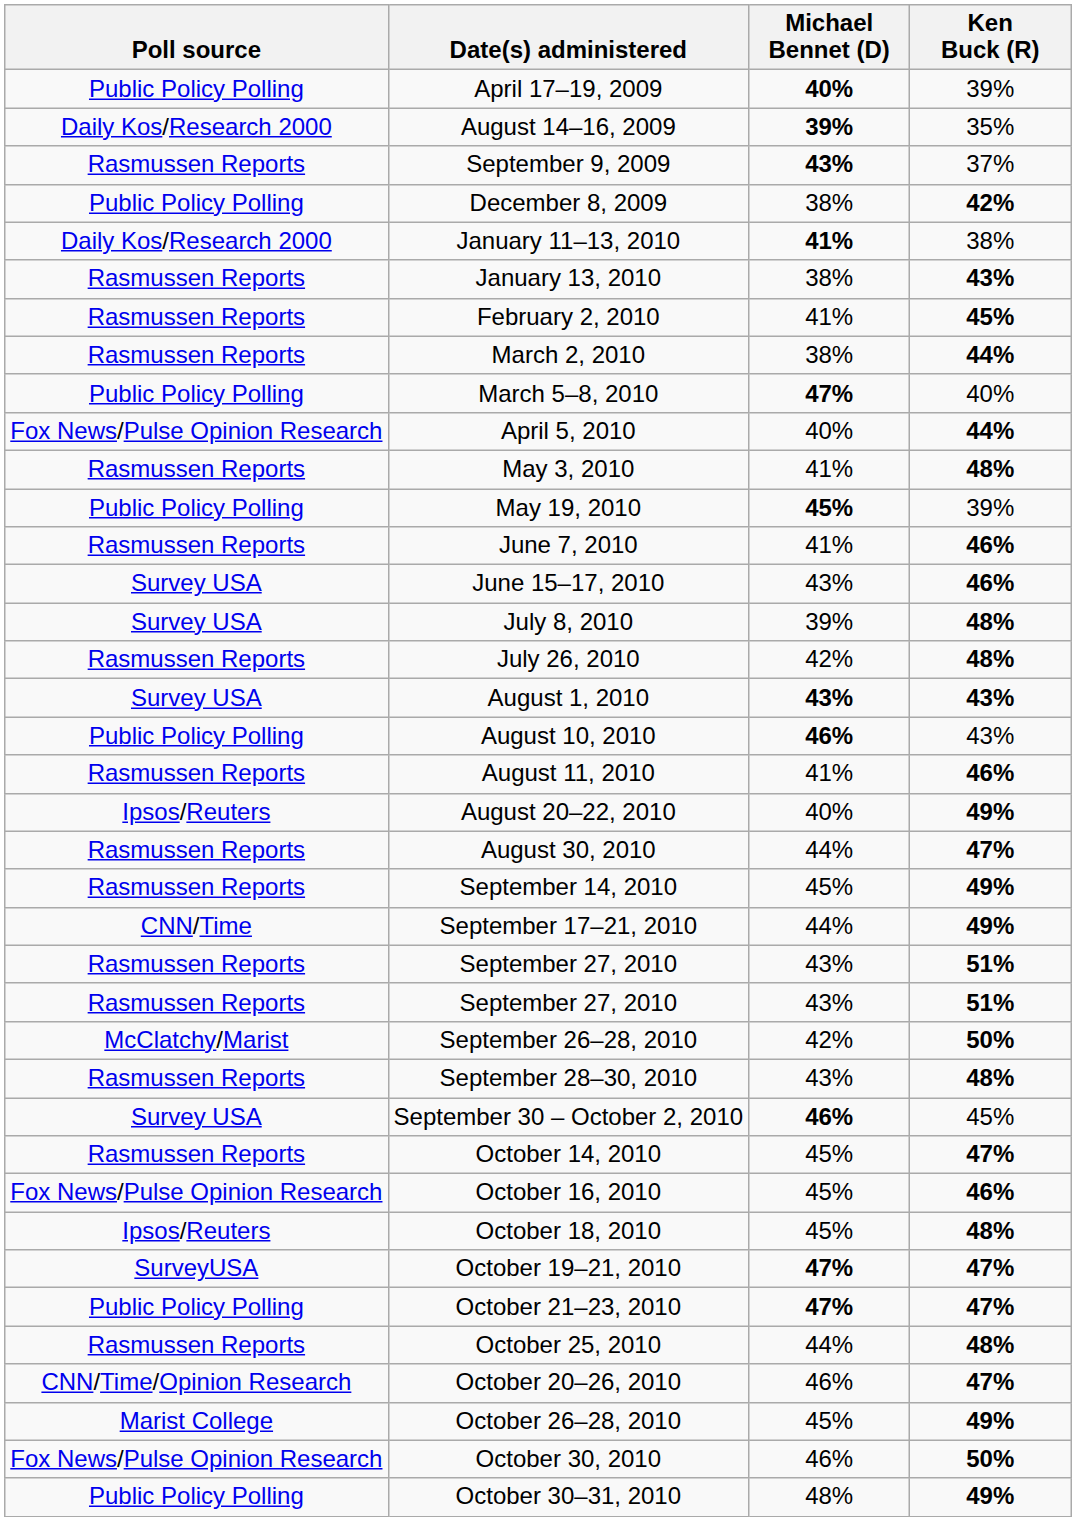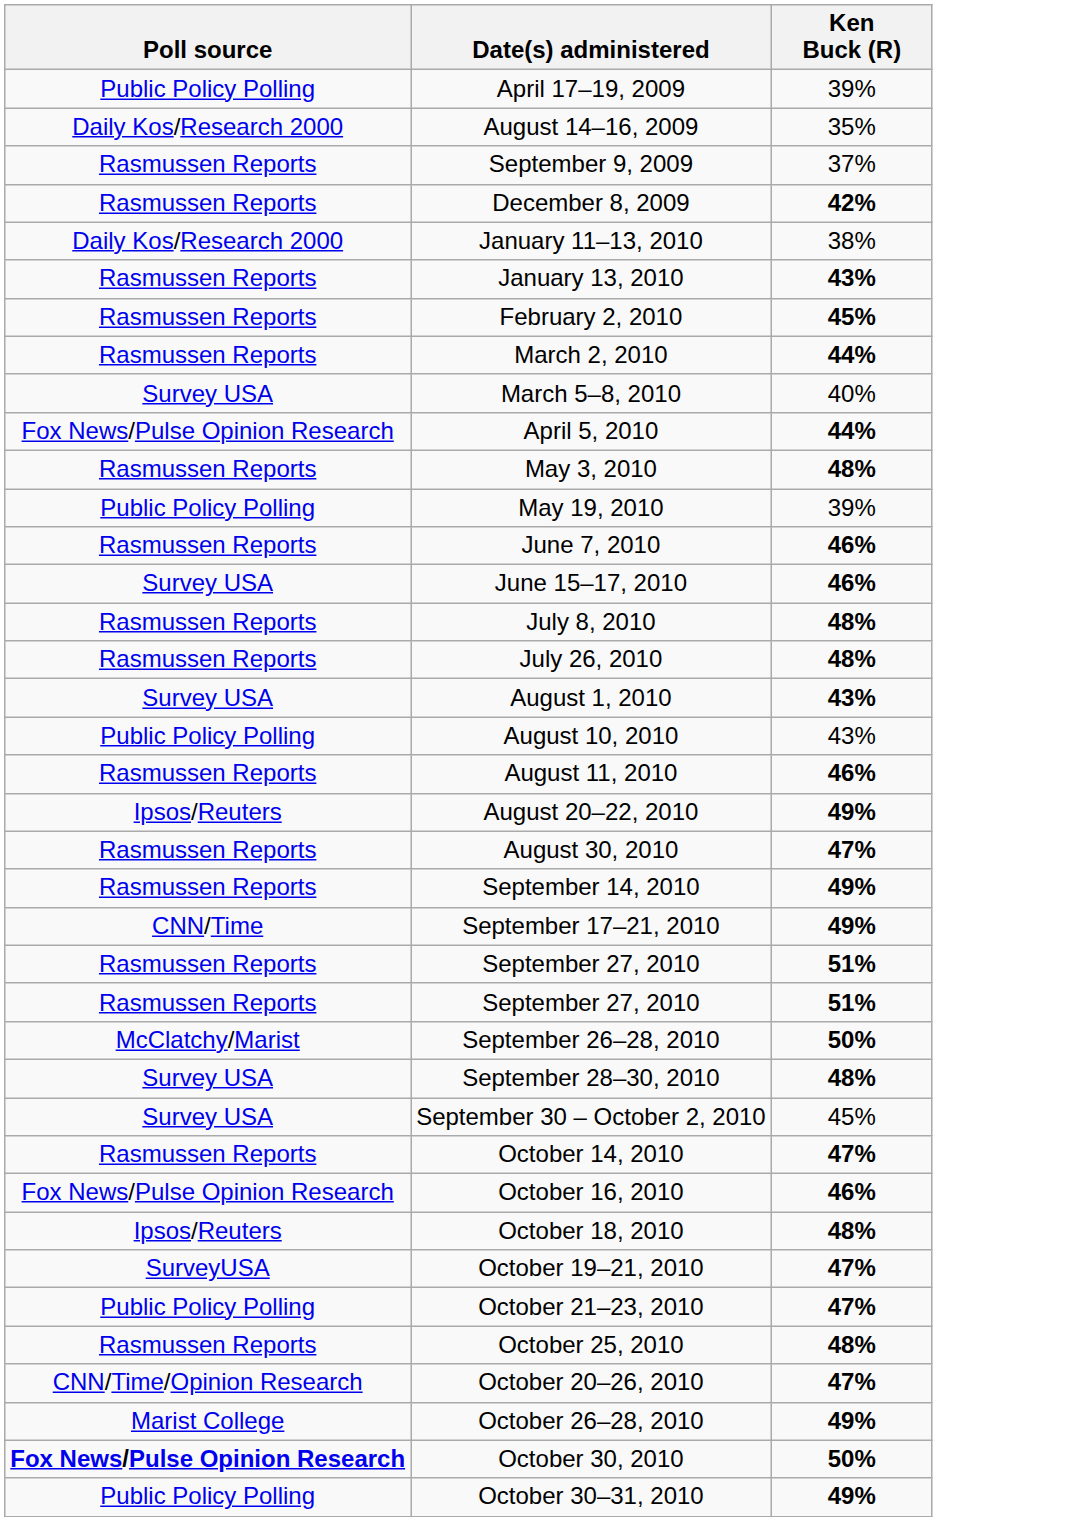- column: (829, 37)
(196, 202) Public Policy Polling -> (208, 202) Rasmussen Reports
(196, 393) Public Policy Polling -> (208, 393) Survey USA
(196, 621) Survey USA -> (208, 621) Rasmussen Reports
(196, 1078) Rasmussen Reports -> (208, 1078) Survey USA
(196, 1458) normal -> (208, 1458) bold
